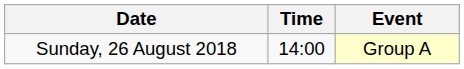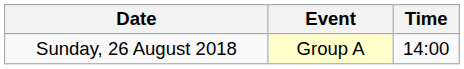columns swapped: (302, 19) <-> (397, 19)
